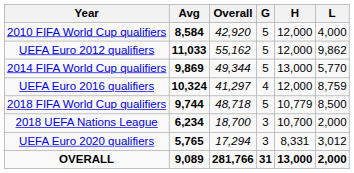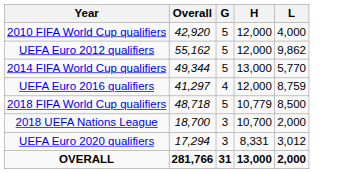- column: (189, 13)
